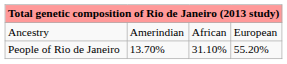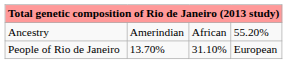(255, 31) European -> (251, 31) 55.20%
(251, 49) 55.20% -> (255, 49) European
